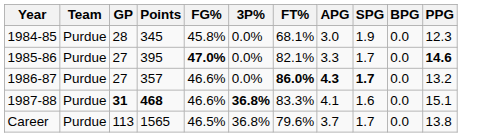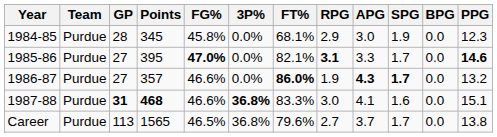+ column: (335, 15)
